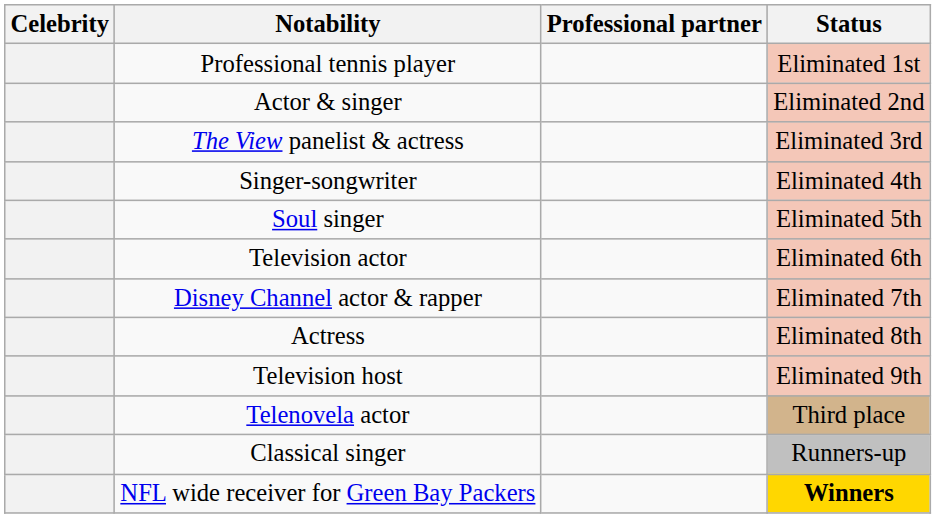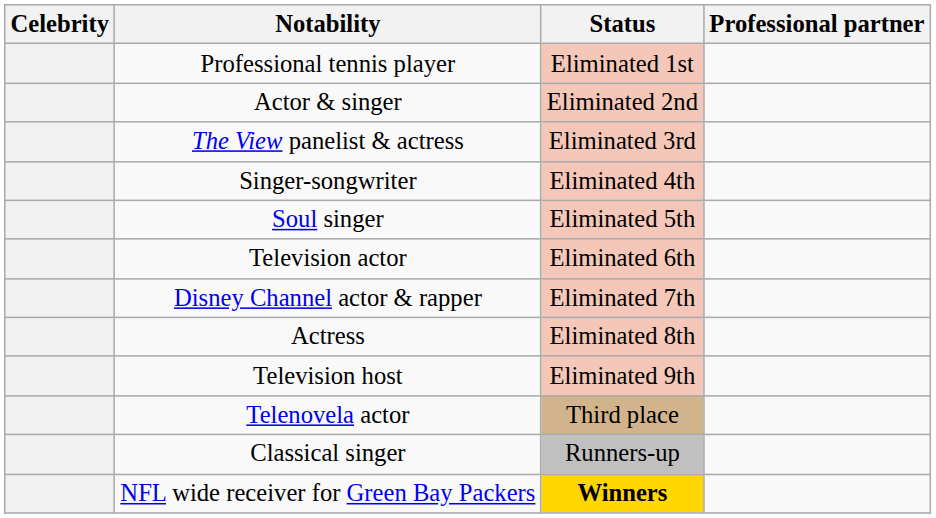columns swapped: (654, 24) <-> (849, 24)
